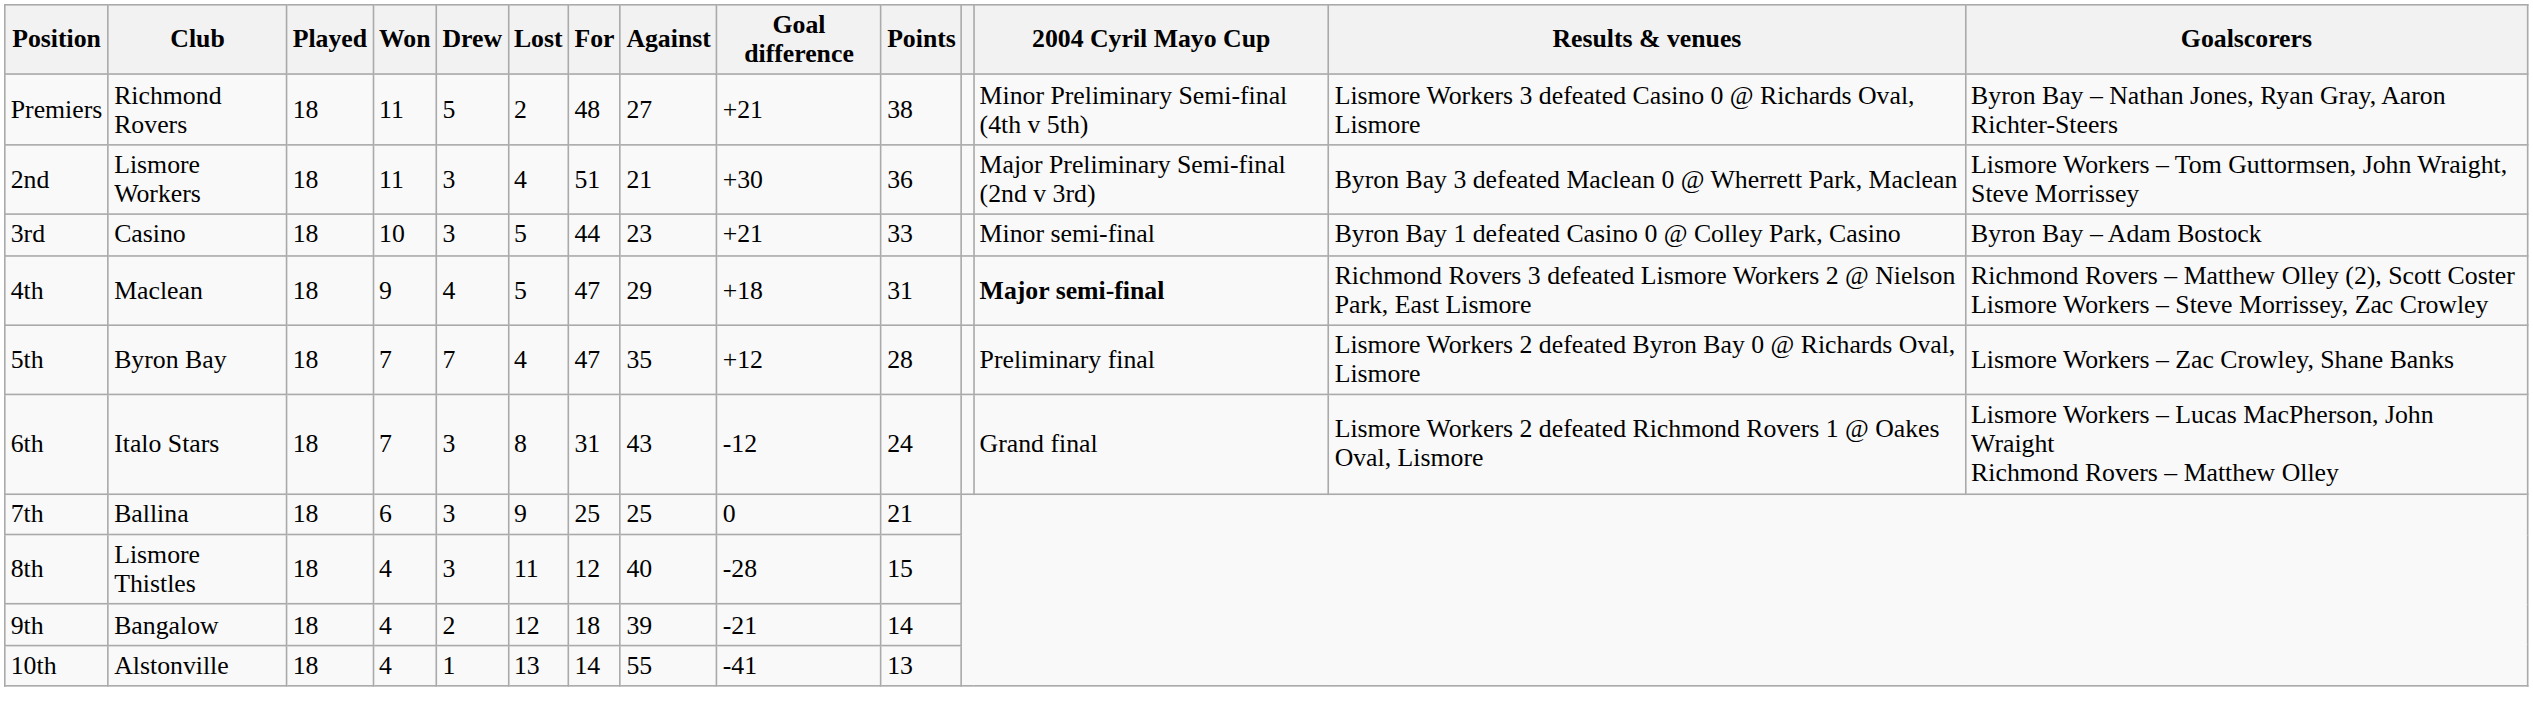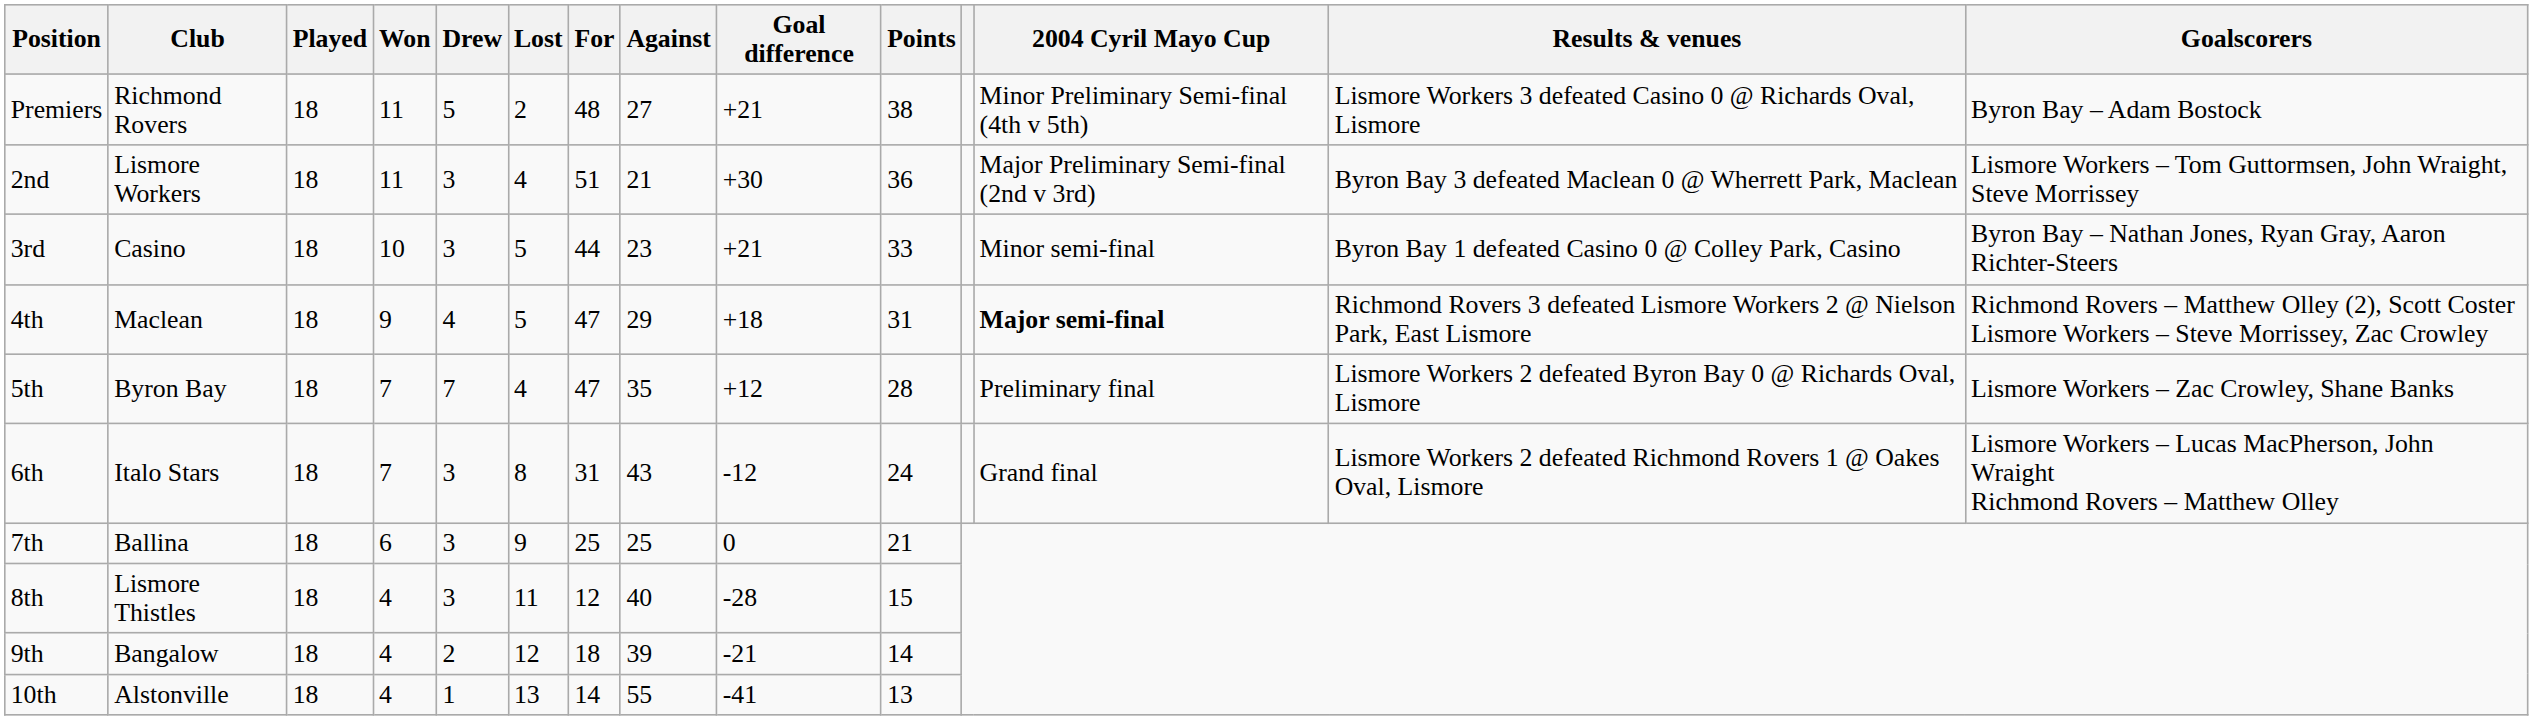(2208, 109) Byron Bay – Nathan Jones, Ryan Gray, Aaron Richter-Steers -> (2116, 109) Byron Bay – Adam Bostock
(2116, 234) Byron Bay – Adam Bostock -> (2208, 248) Byron Bay – Nathan Jones, Ryan Gray, Aaron Richter-Steers
